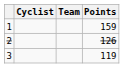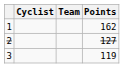(108, 26) 159 -> (108, 26) 162
(108, 41) 126 -> (108, 41) 127
